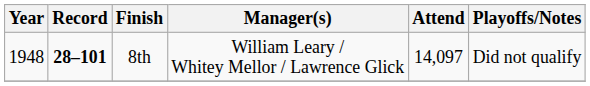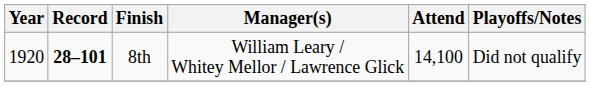(26, 56) 1948 -> (26, 56) 1920
(438, 56) 14,097 -> (438, 56) 14,100
